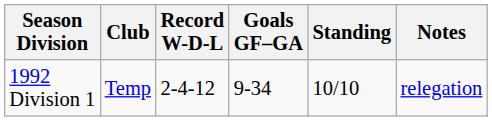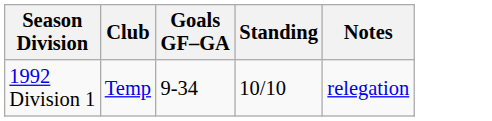- column: (192, 32)
